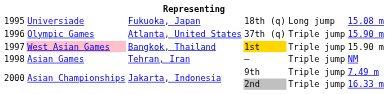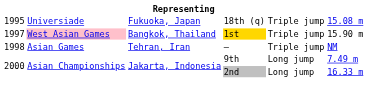(312, 21) Long jump -> (296, 21) Triple jump
- row: (265, 34)
(317, 72) Triple jump -> (291, 59) Long jump
(317, 84) Triple jump -> (291, 72) Long jump
